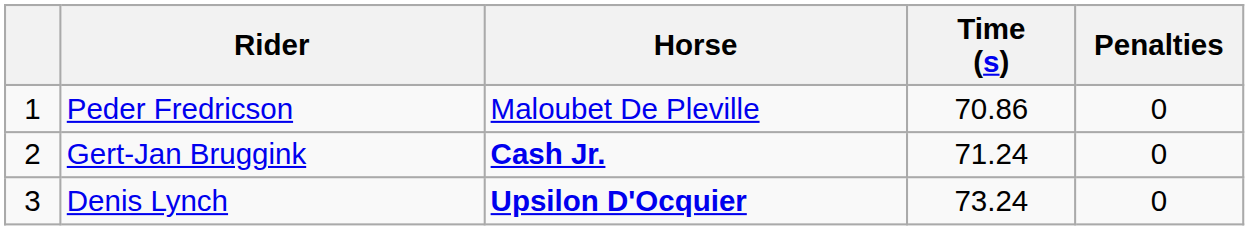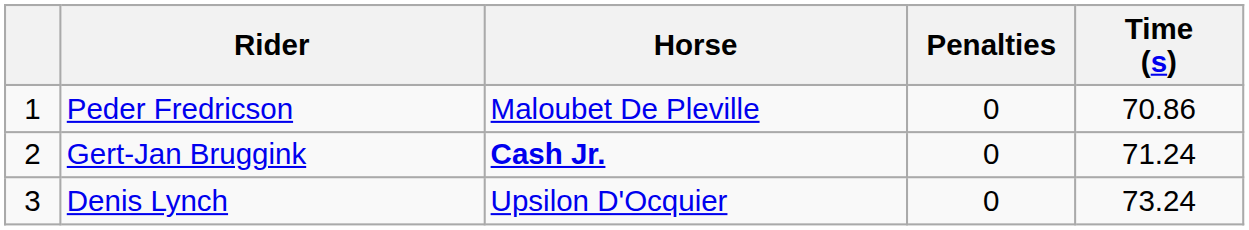columns swapped: (1159, 45) <-> (991, 45)
(619, 201) bold -> (609, 201) normal
